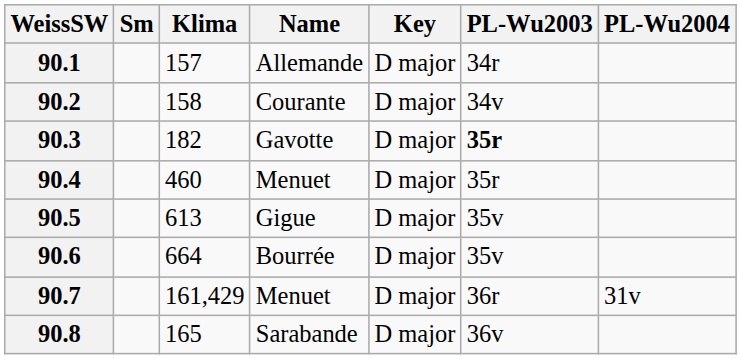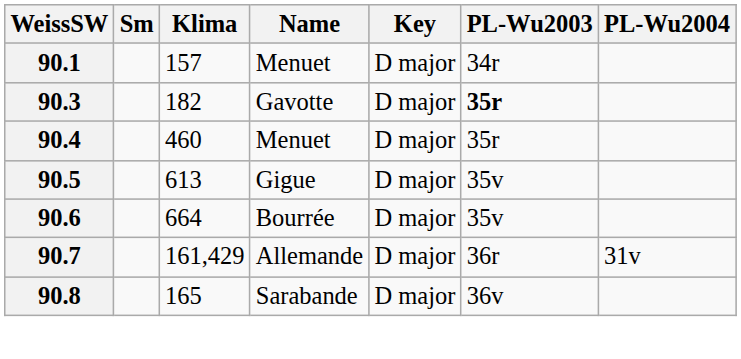(309, 62) Allemande -> (293, 62) Menuet
- row: (59, 101)
(293, 295) Menuet -> (309, 256) Allemande
